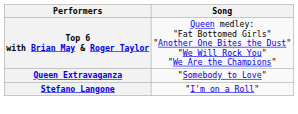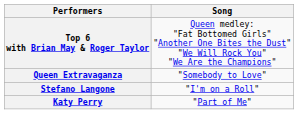+ row: (78, 102)
